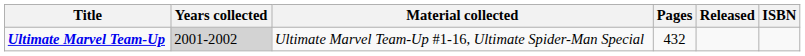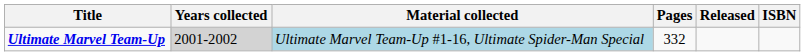(459, 39) no background -> (459, 39) lightblue background
(674, 39) 432 -> (674, 39) 332
